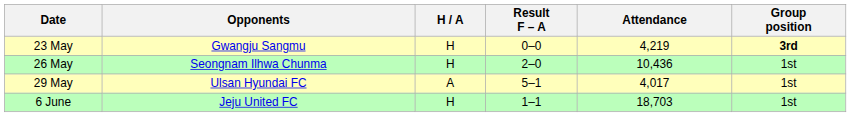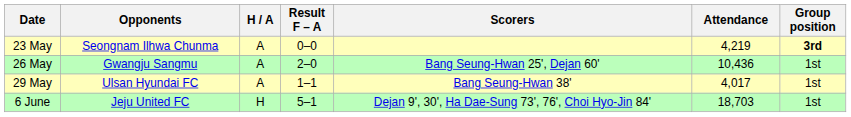+ column: (512, 20)
(258, 45) Gwangju Sangmu -> (150, 45) Seongnam Ilhwa Chunma
(450, 45) H -> (260, 45) A
(258, 64) Seongnam Ilhwa Chunma -> (150, 64) Gwangju Sangmu
(450, 64) H -> (260, 64) A
(531, 83) 5–1 -> (307, 83) 1–1
(531, 102) 1–1 -> (307, 102) 5–1
